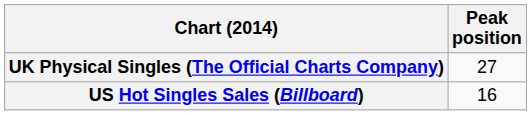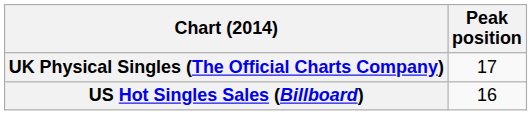(487, 67) 27 -> (487, 67) 17
